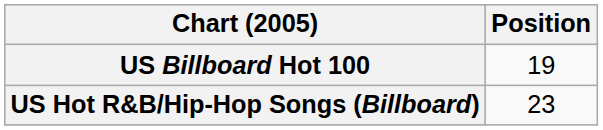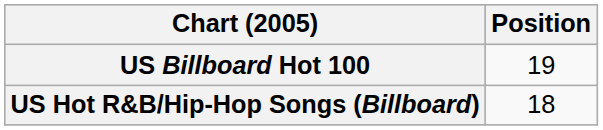(541, 104) 23 -> (541, 104) 18
